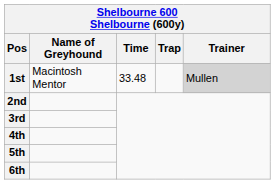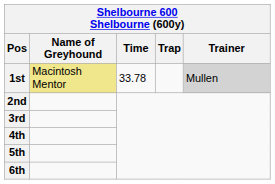(57, 78) no background -> (57, 78) khaki background
(132, 78) 33.48 -> (132, 78) 33.78
